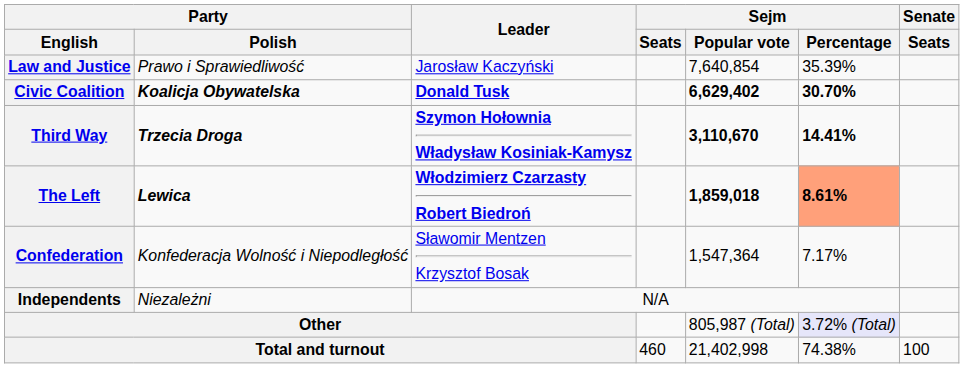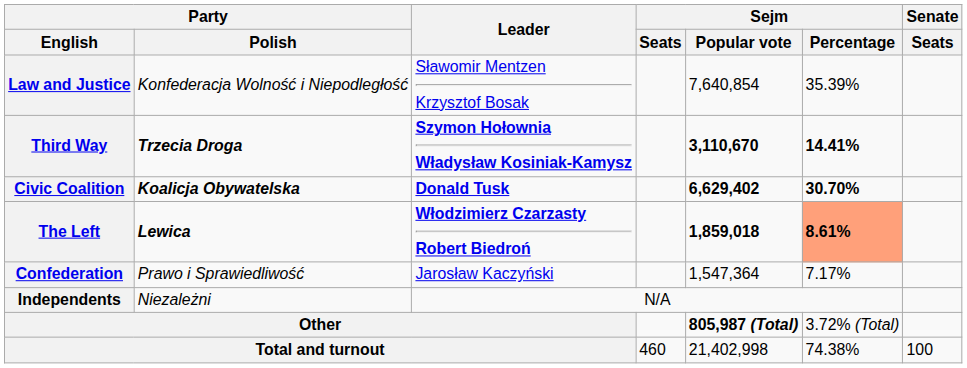(221, 67) Prawo i Sprawiedliwość -> (273, 85) Konfederacja Wolność i Niepodległość
(485, 67) Jarosław Kaczyński -> (524, 85) Sławomir Mentzen Krzysztof Bosak
rows swapped: (69, 92) <-> (69, 135)
(273, 256) Konfederacja Wolność i Niepodległość -> (221, 274) Prawo i Sprawiedliwość
(524, 256) Sławomir Mentzen Krzysztof Bosak -> (485, 274) Jarosław Kaczyński
(742, 324) normal -> (744, 324) bold
(849, 324) lavender background -> (852, 324) no background
